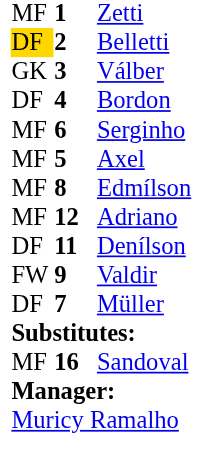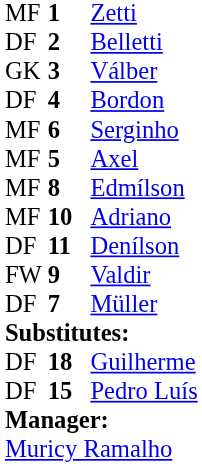(27, 42) gold background -> (21, 42) no background
(66, 216) 12 -> (60, 216) 10
+ row: (143, 362)
- row: (143, 362)
+ row: (144, 391)
